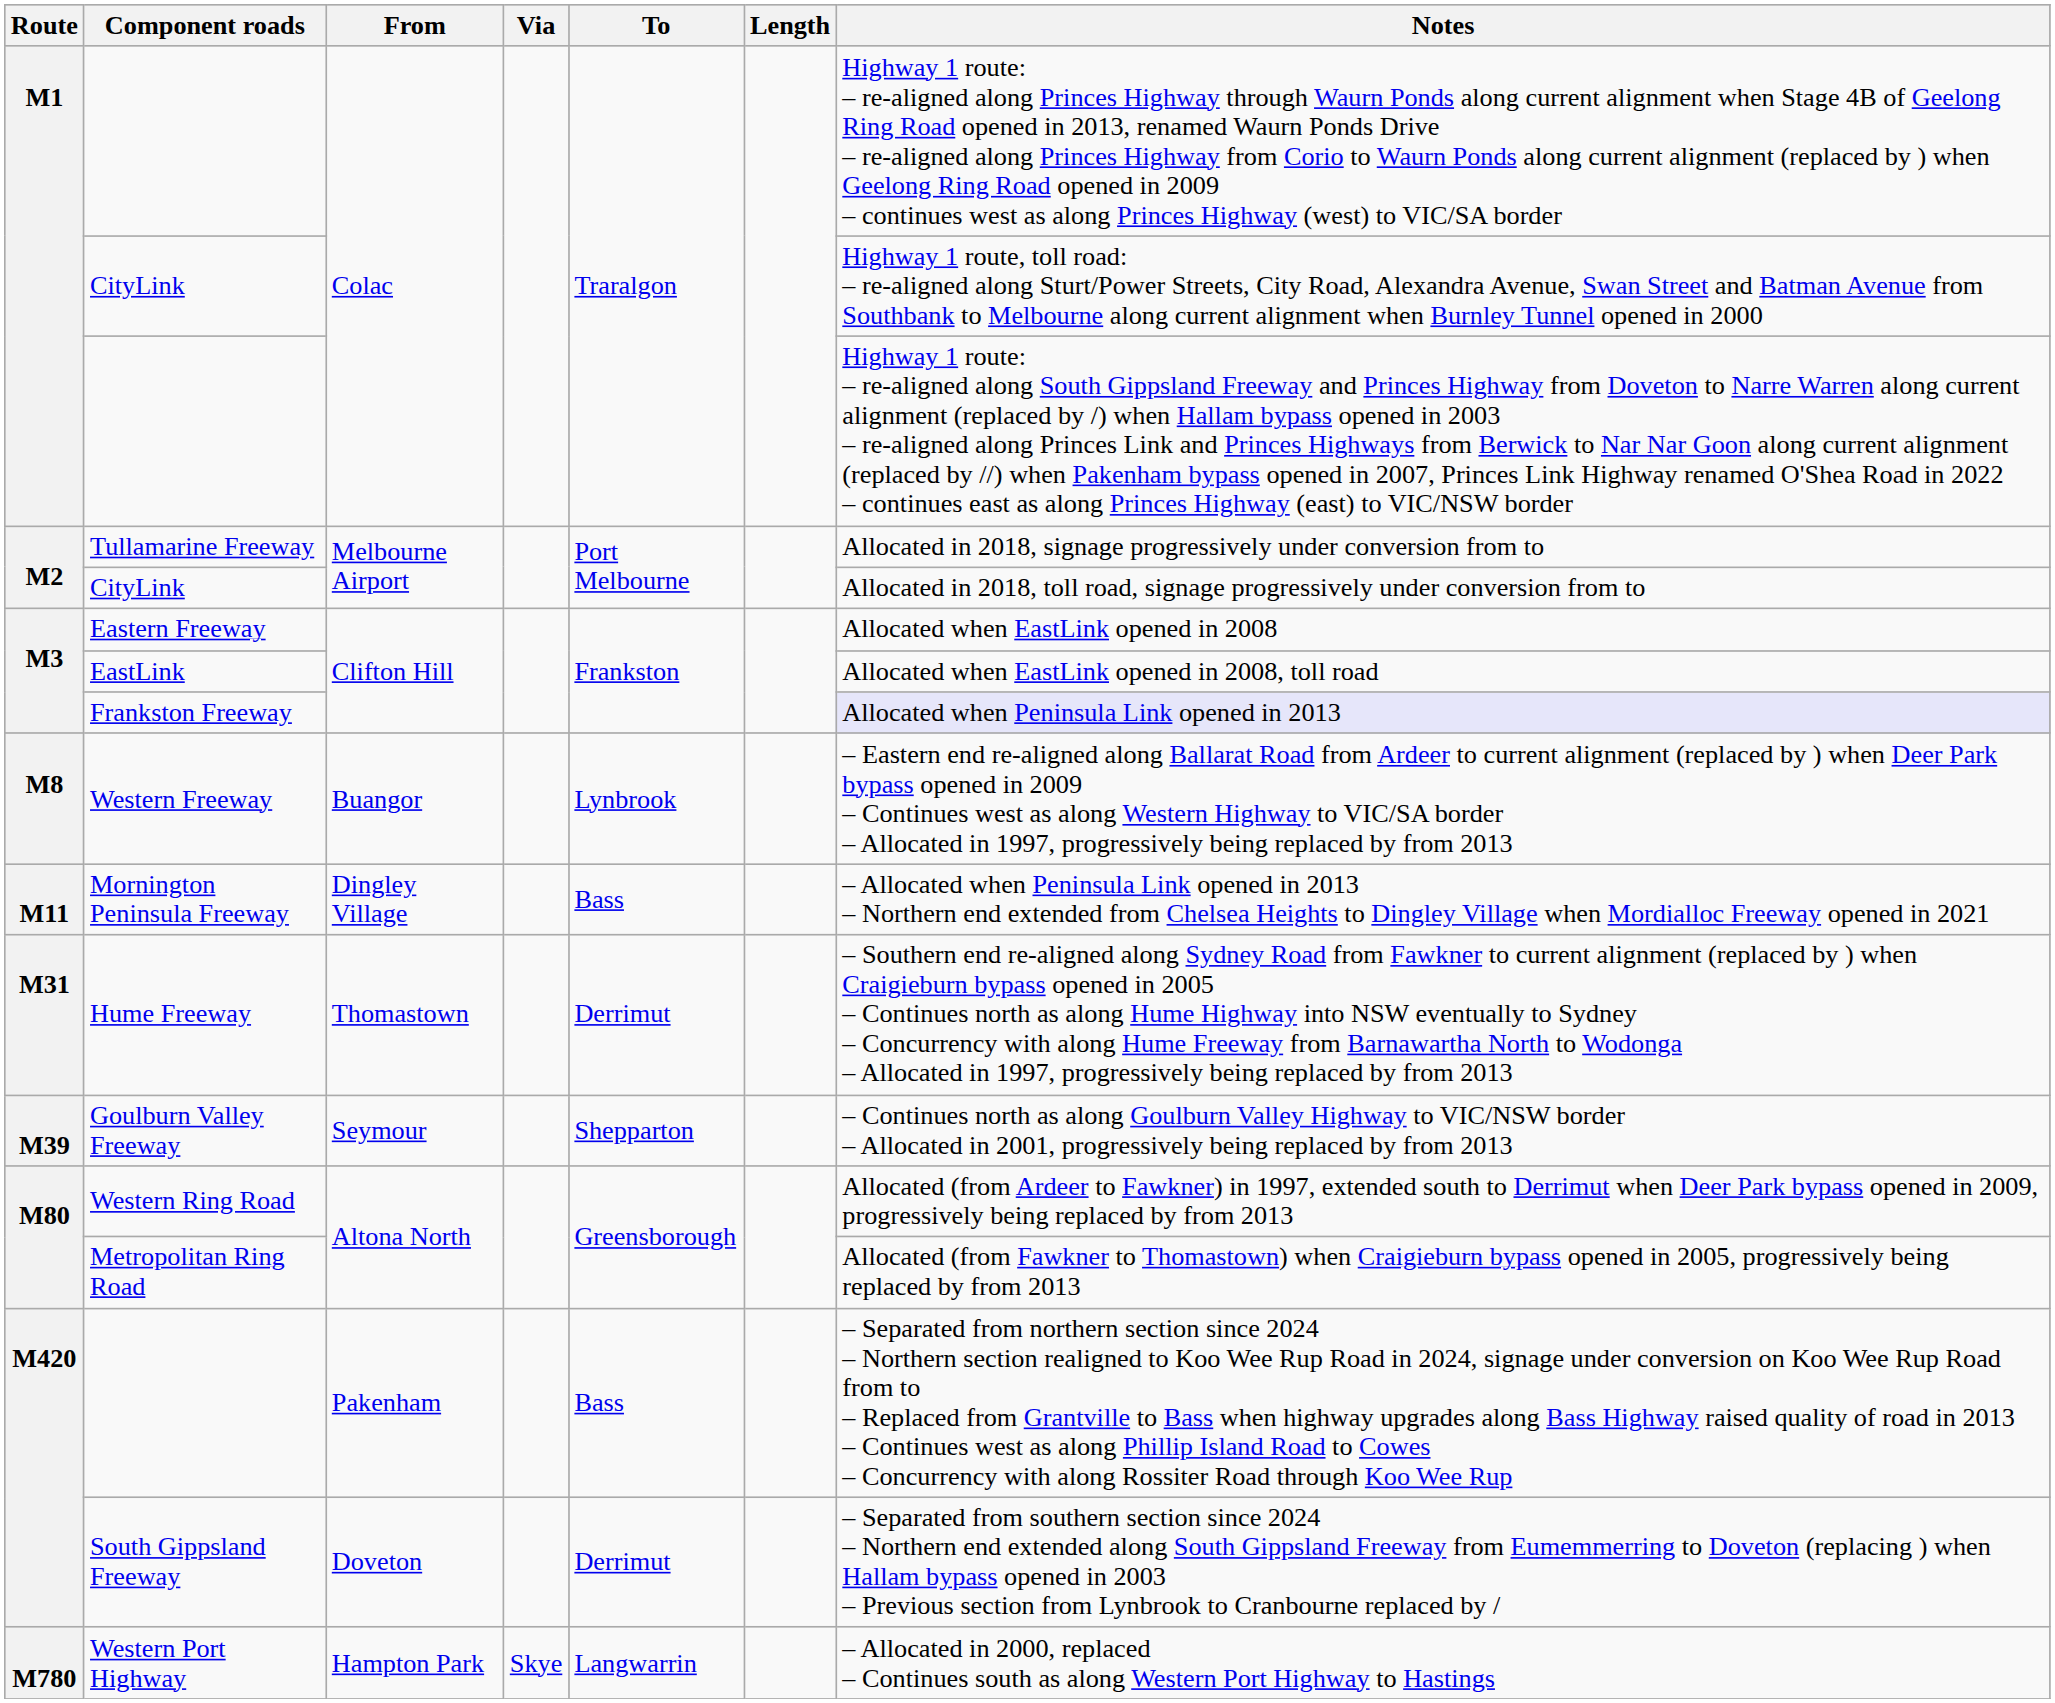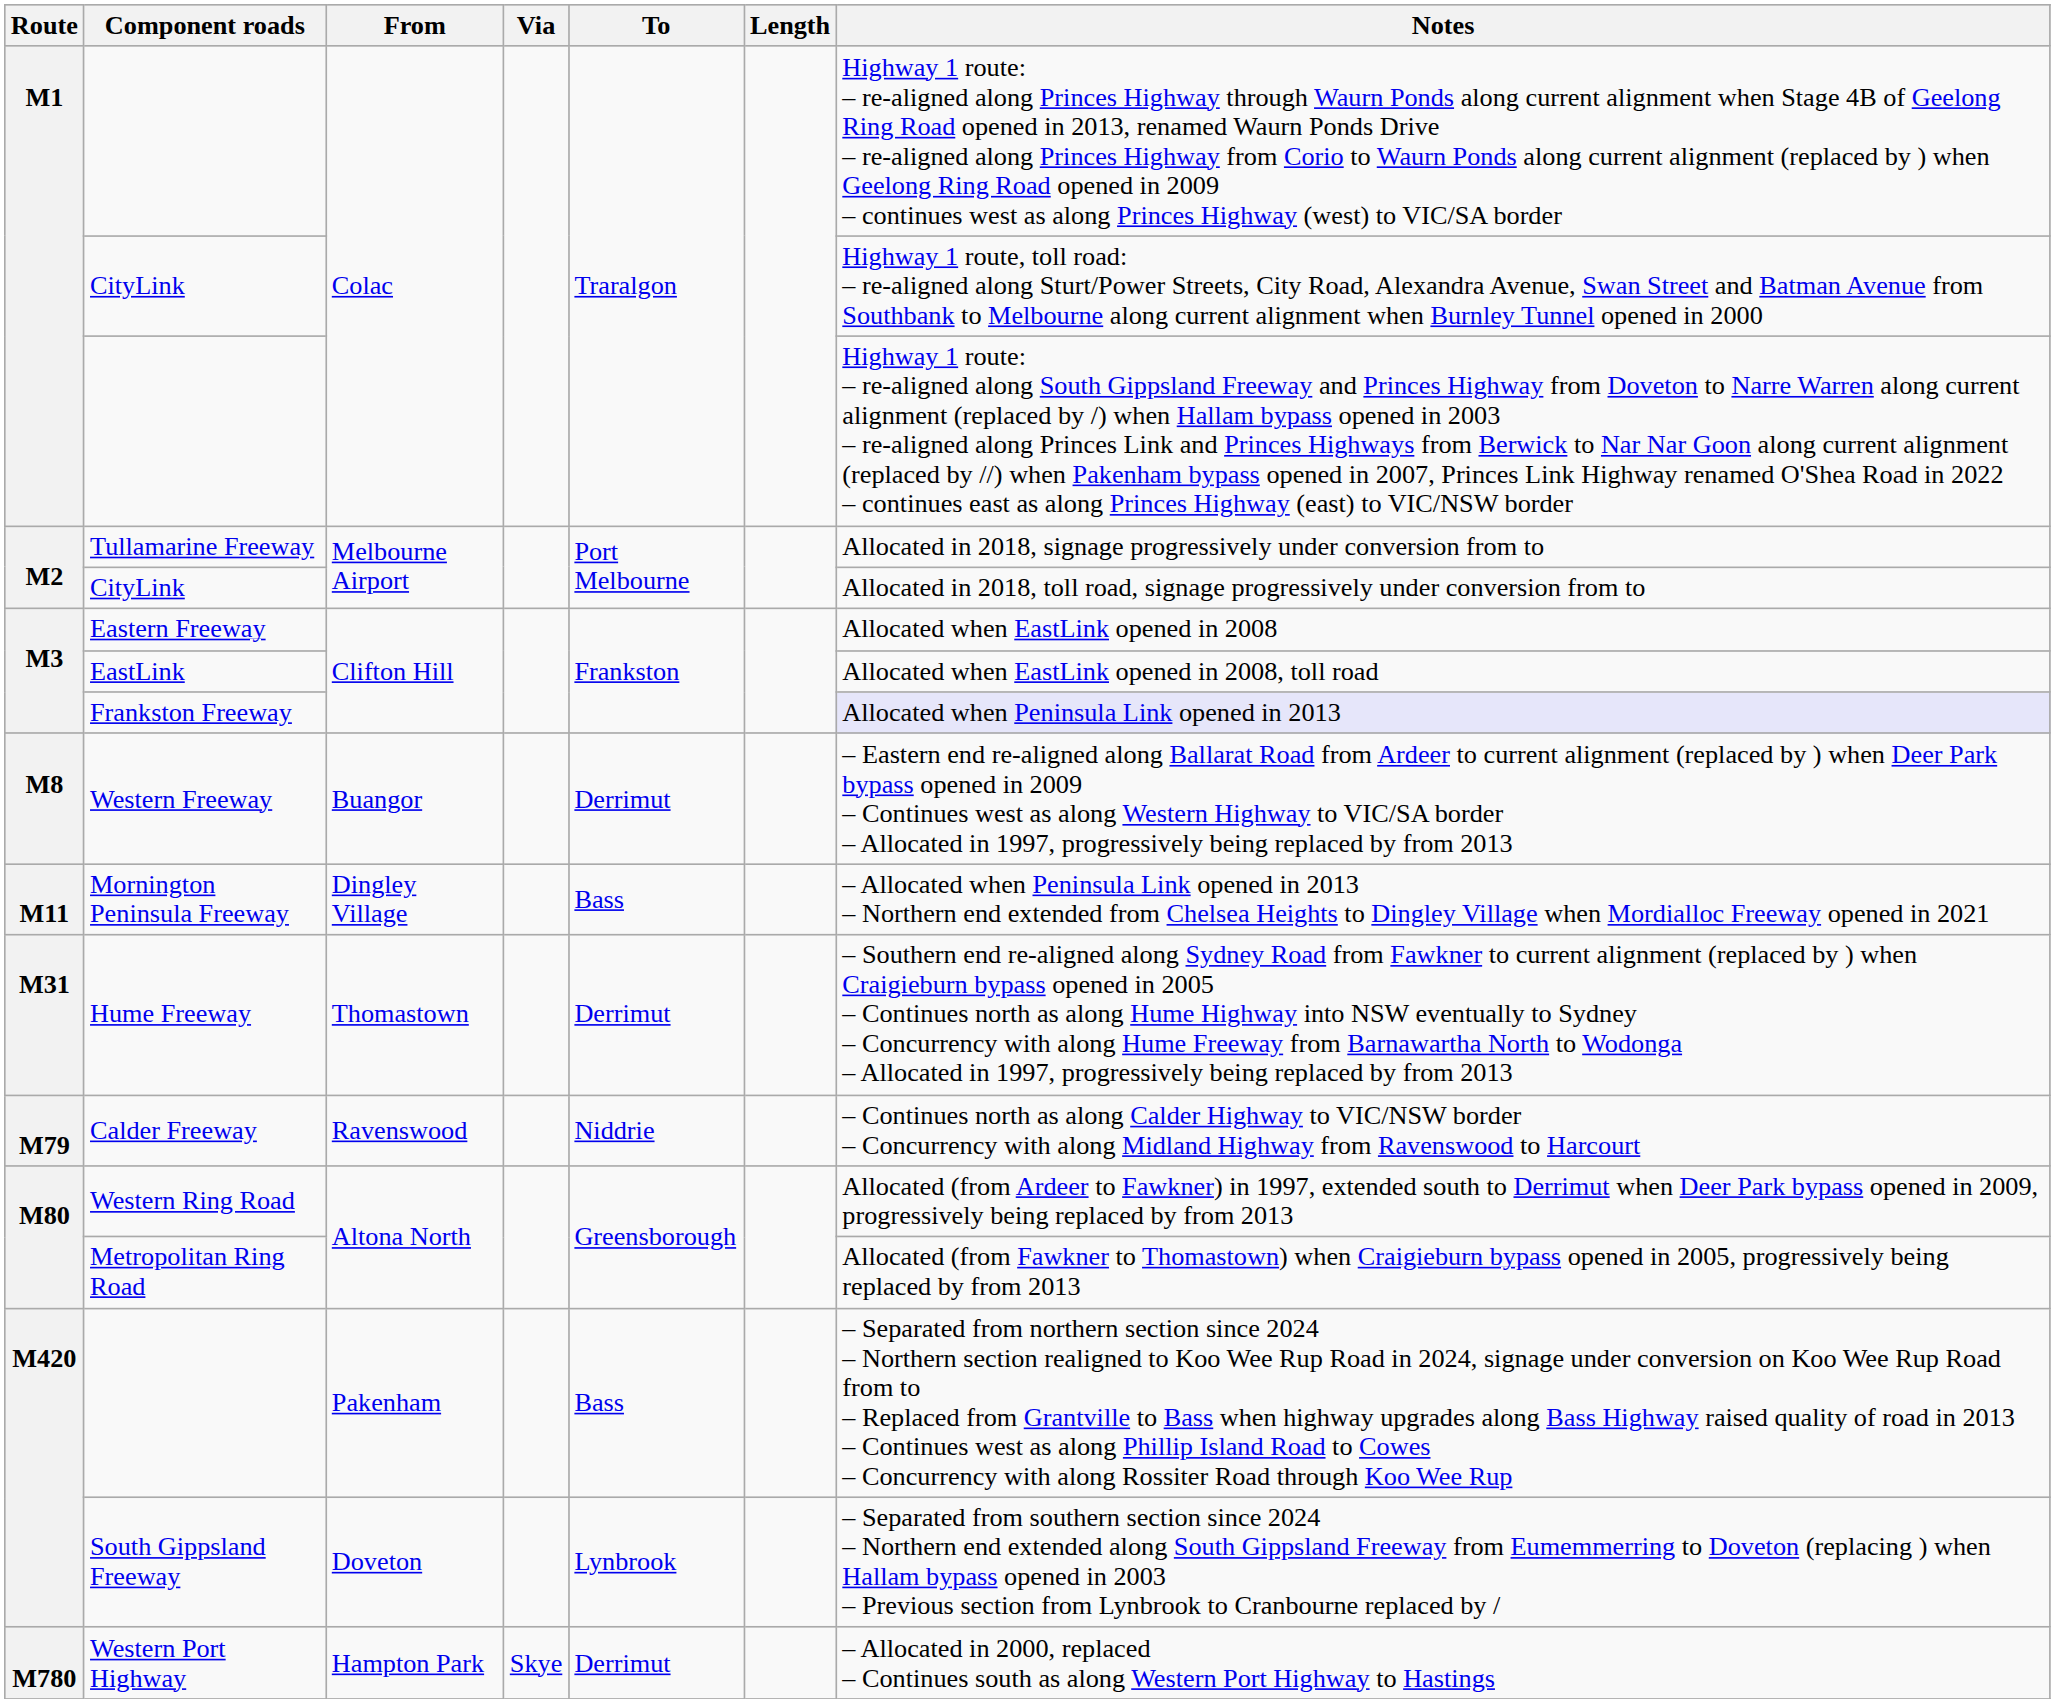(625, 798) Lynbrook -> (622, 798) Derrimut
- row: (177, 1129)
+ row: (173, 1129)
(622, 1561) Derrimut -> (625, 1561) Lynbrook
(636, 1662) Langwarrin -> (622, 1662) Derrimut
